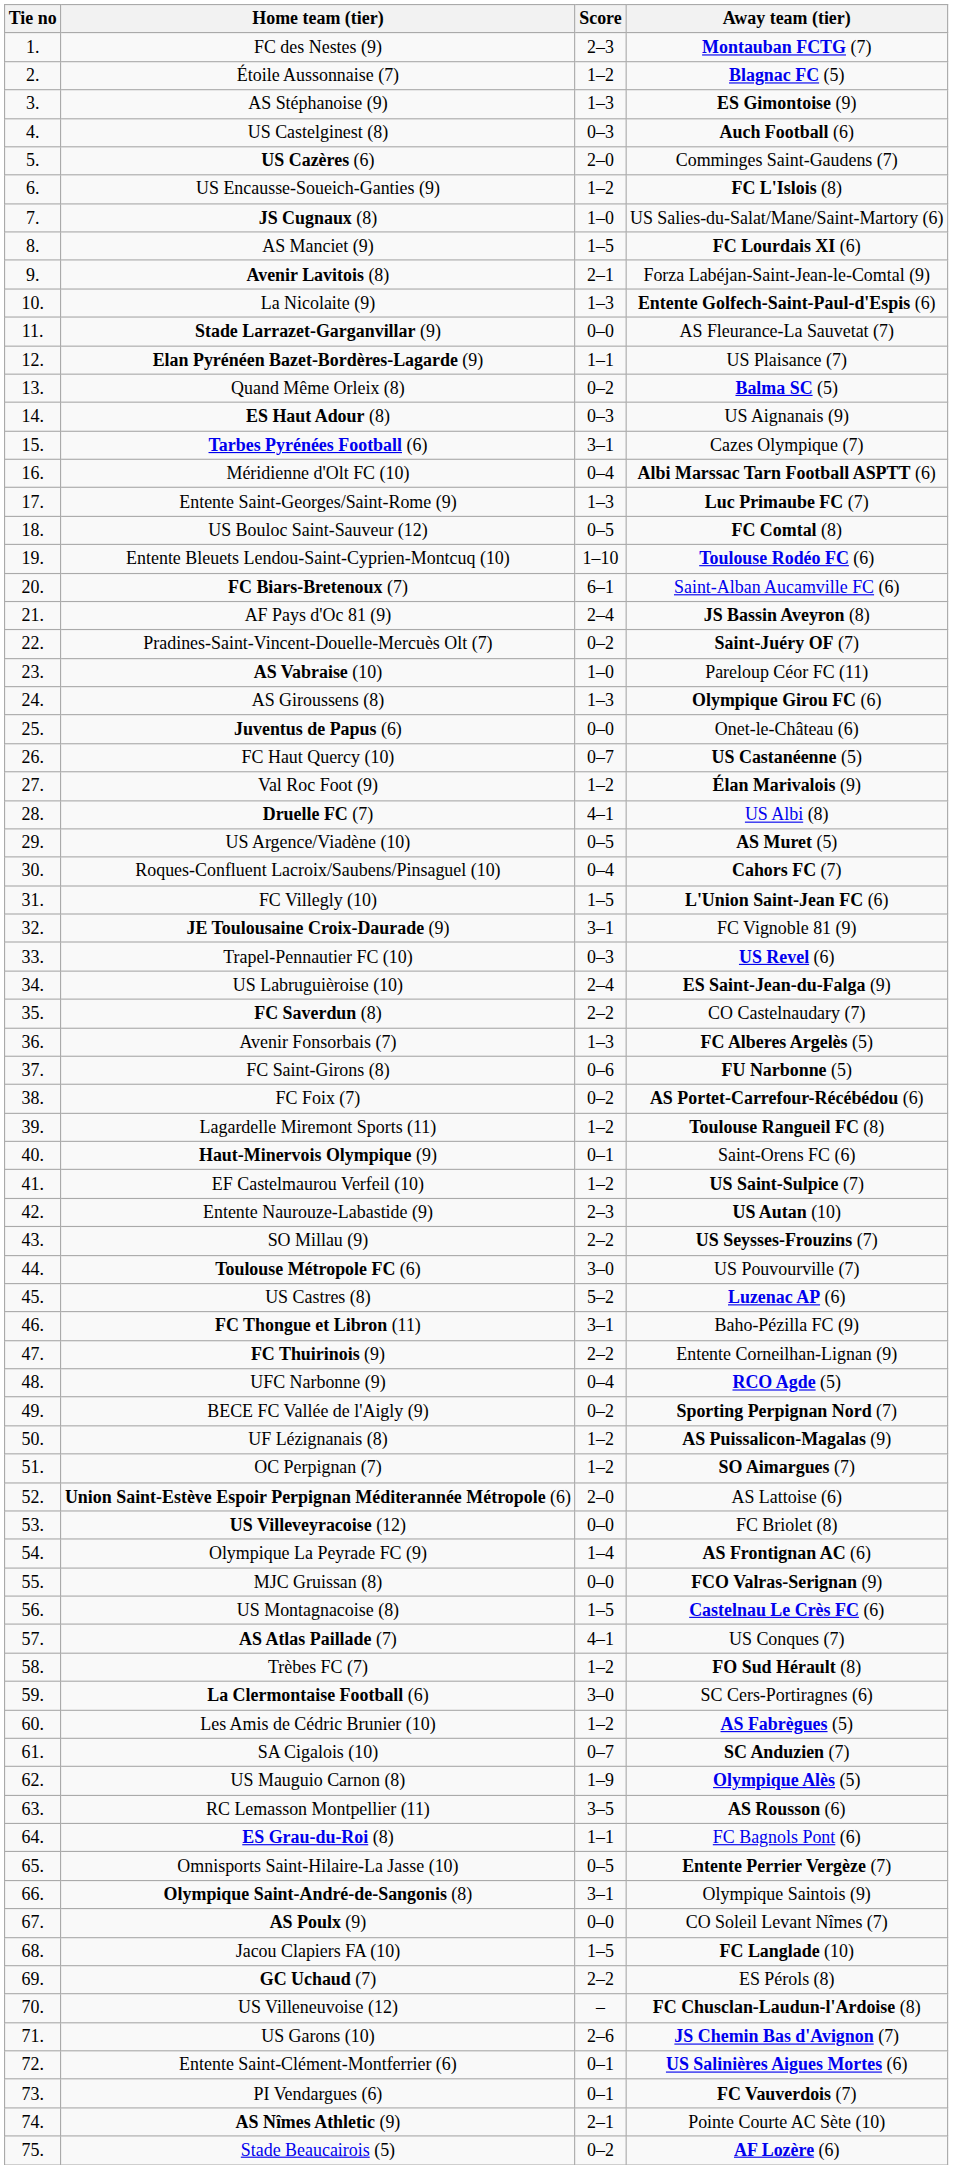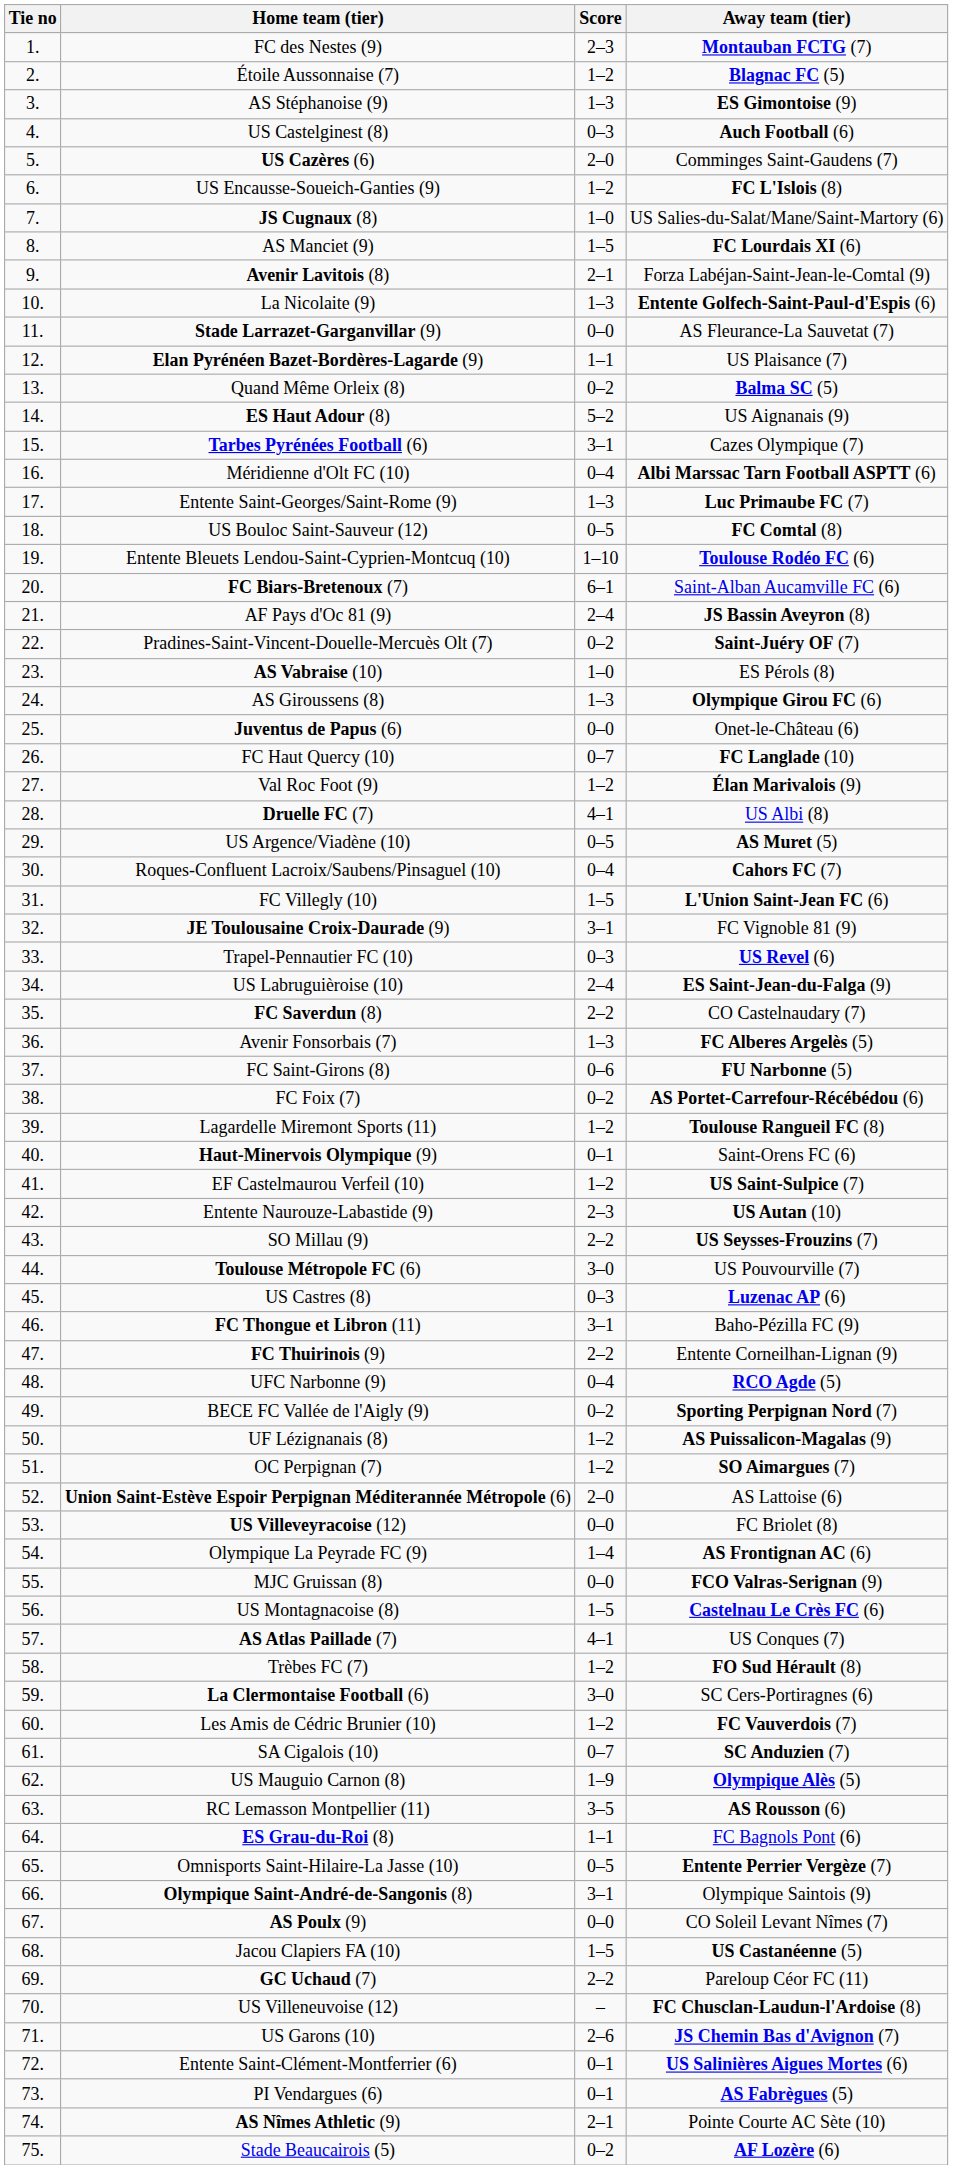(600, 416) 0–3 -> (600, 416) 5–2
(787, 672) Pareloup Céor FC (11) -> (787, 672) ES Pérols (8)
(787, 757) US Castanéenne (5) -> (787, 757) FC Langlade (10)
(600, 1297) 5–2 -> (600, 1297) 0–3
(787, 1723) AS Fabrègues (5) -> (787, 1723) FC Vauverdois (7)
(787, 1951) FC Langlade (10) -> (787, 1951) US Castanéenne (5)
(787, 1979) ES Pérols (8) -> (787, 1979) Pareloup Céor FC (11)
(787, 2093) FC Vauverdois (7) -> (787, 2093) AS Fabrègues (5)
